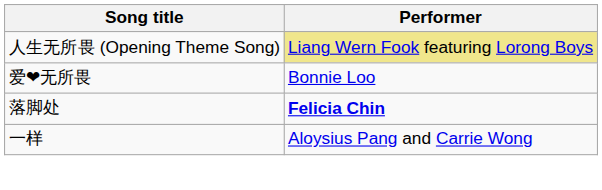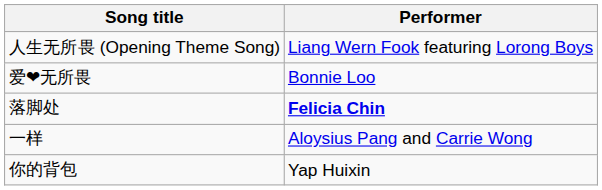(441, 47) khaki background -> (441, 47) no background
+ row: (43, 169)
